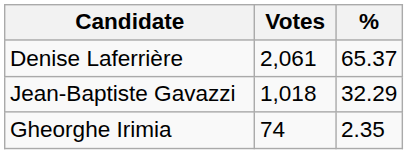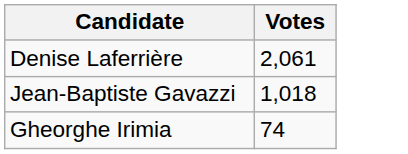- column: (369, 22)
